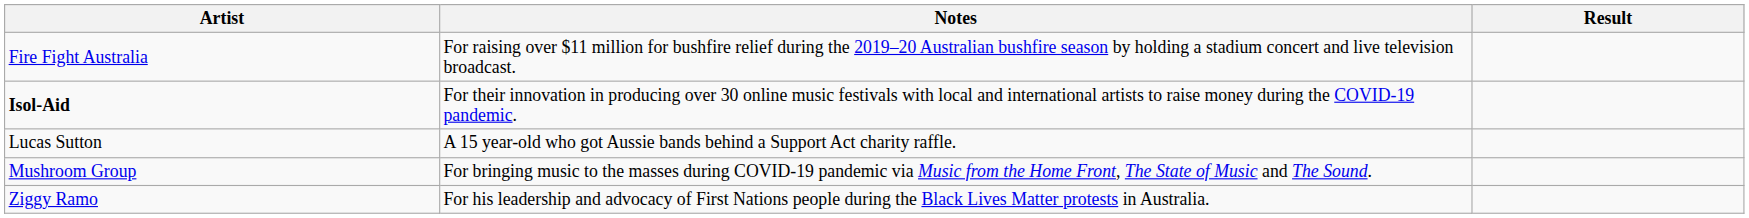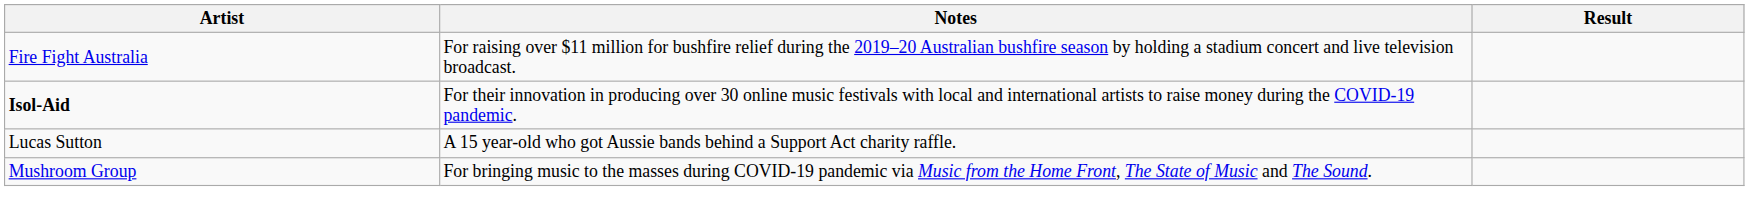- row: (53, 199)
